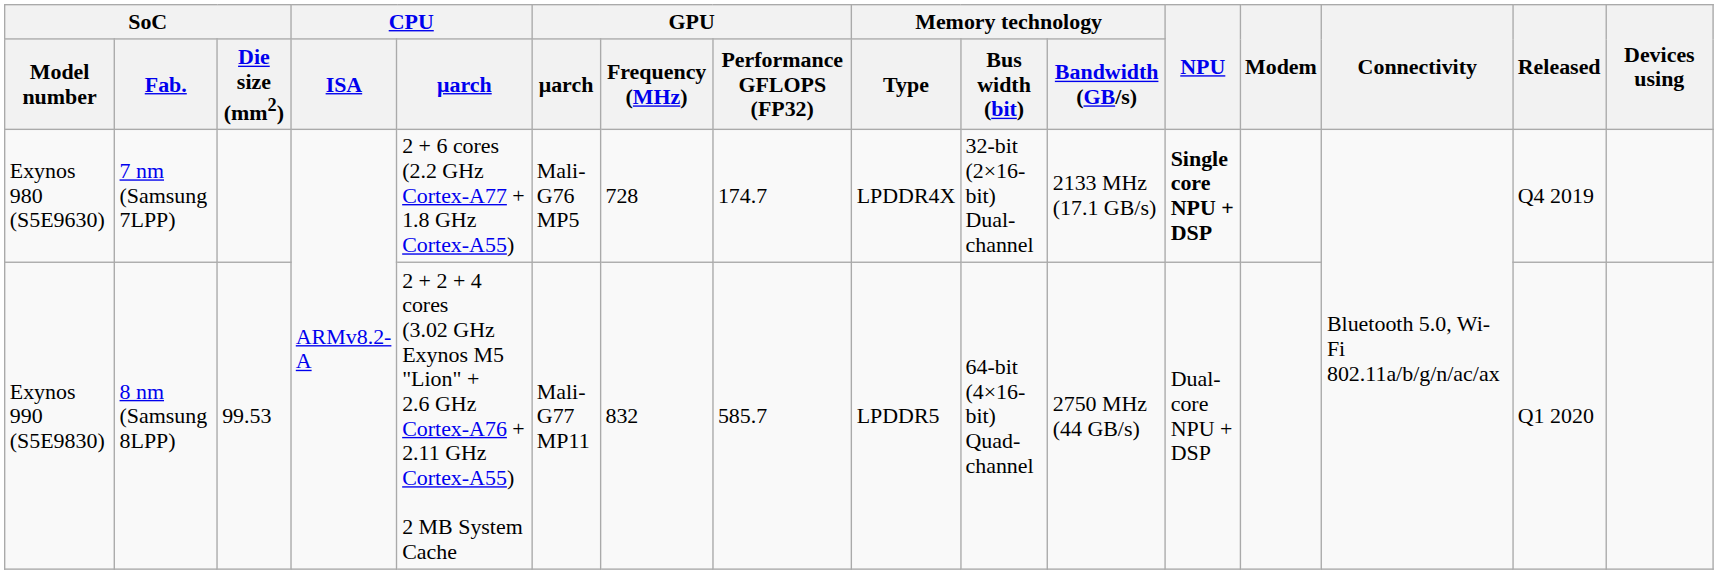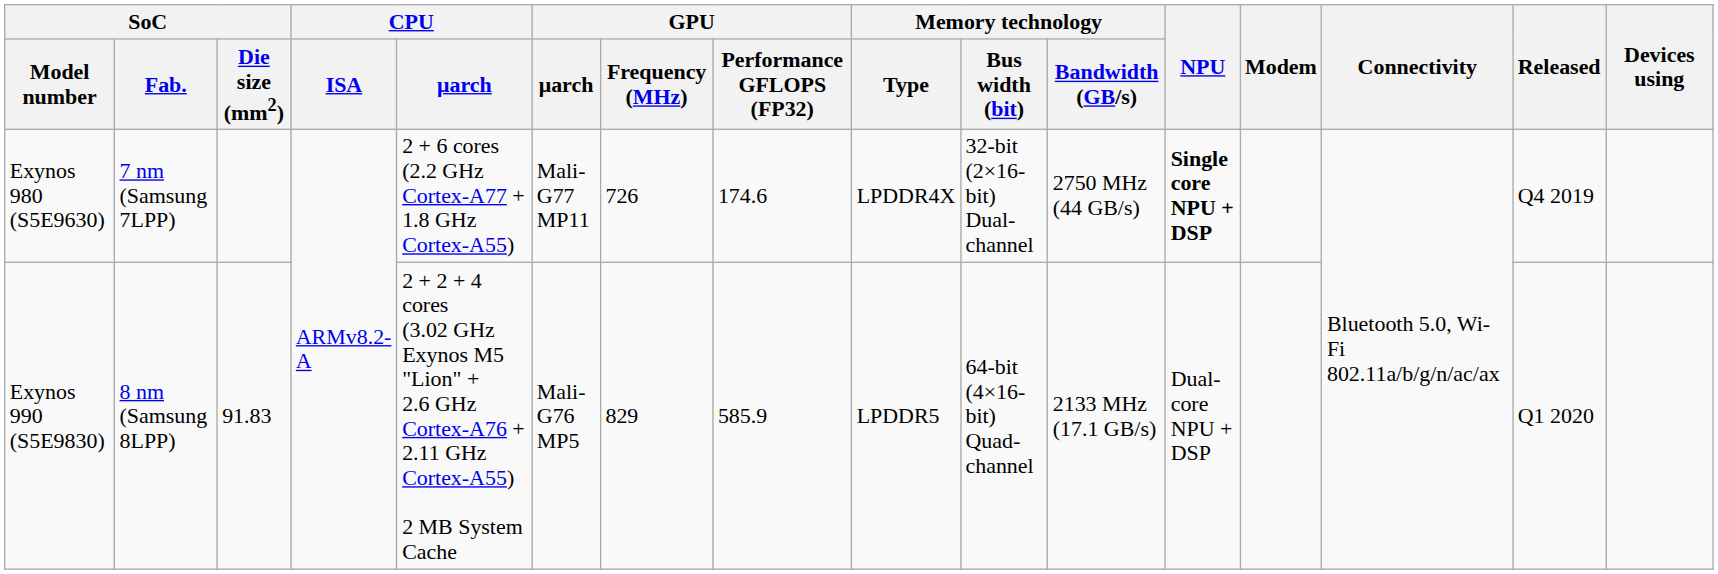(561, 195) Mali-G76 MP5 -> (563, 195) Mali-G77 MP11
(622, 195) 728 -> (622, 195) 726
(743, 195) 174.7 -> (743, 195) 174.6
(1104, 195) 2133 MHz (17.1 GB/s) -> (1100, 195) 2750 MHz (44 GB/s)
(247, 415) 99.53 -> (247, 415) 91.83
(563, 415) Mali-G77 MP11 -> (561, 415) Mali-G76 MP5
(622, 415) 832 -> (622, 415) 829
(743, 415) 585.7 -> (743, 415) 585.9
(1100, 415) 2750 MHz (44 GB/s) -> (1104, 415) 2133 MHz (17.1 GB/s)
